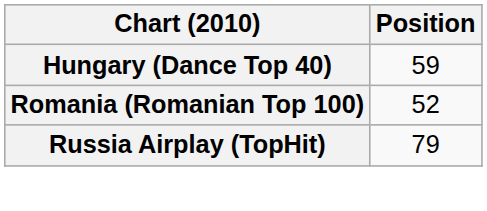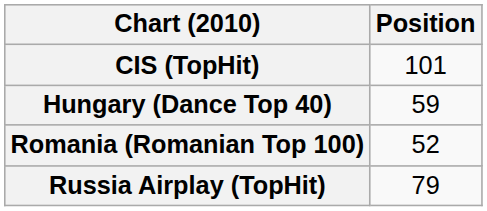+ row: (187, 64)
